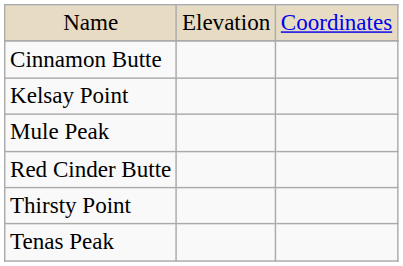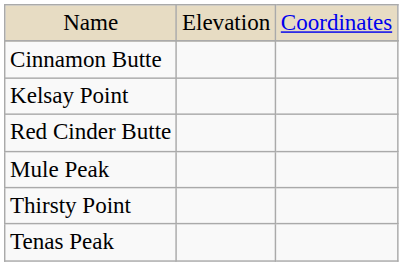rows swapped: (60, 132) <-> (91, 168)
